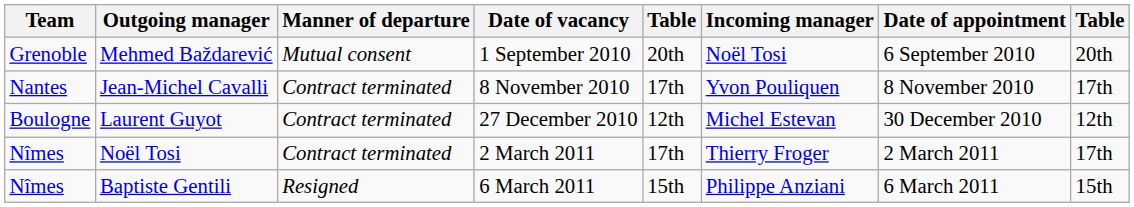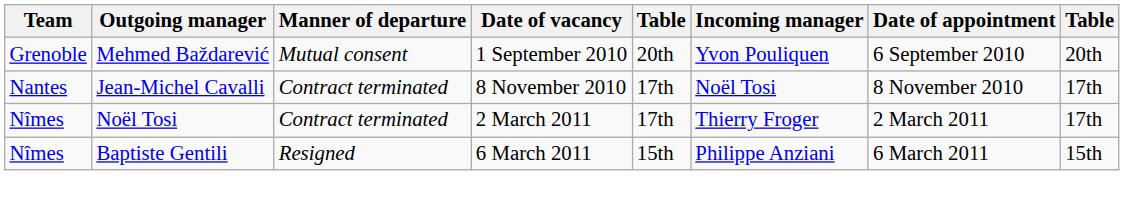(746, 53) Noël Tosi -> (762, 53) Yvon Pouliquen
(773, 86) Yvon Pouliquen -> (736, 86) Noël Tosi
- row: (161, 119)
